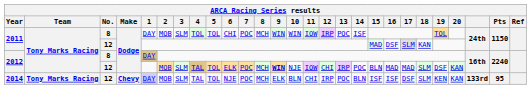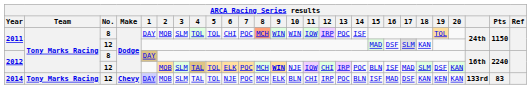(262, 33) no background -> (262, 33) lightsalmon background
(392, 67) MAD -> (392, 67) ISF
(392, 78) ISF -> (392, 78) MAD
(424, 78) SLM -> (424, 78) KAN
(500, 78) 95 -> (500, 78) 83
